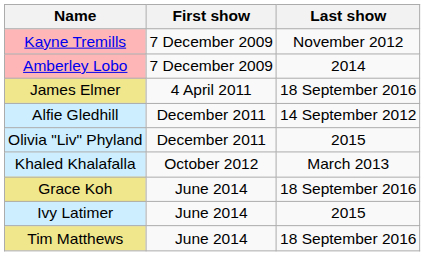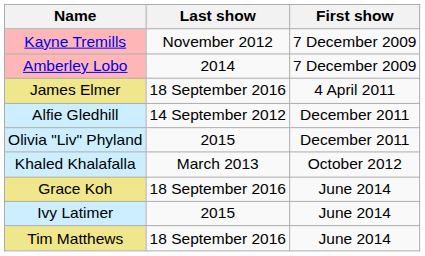columns swapped: (211, 16) <-> (348, 16)
